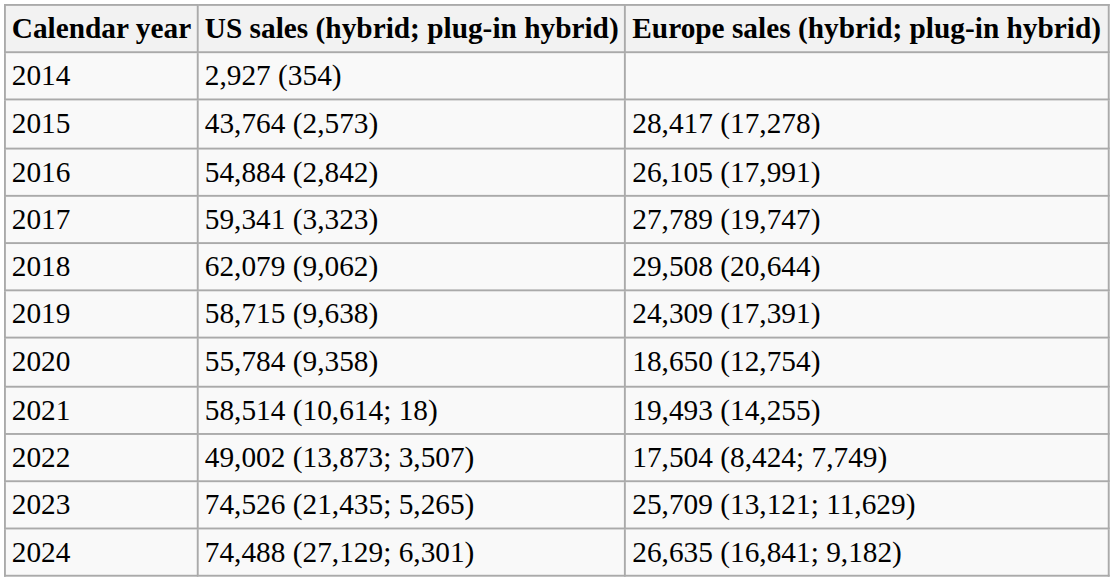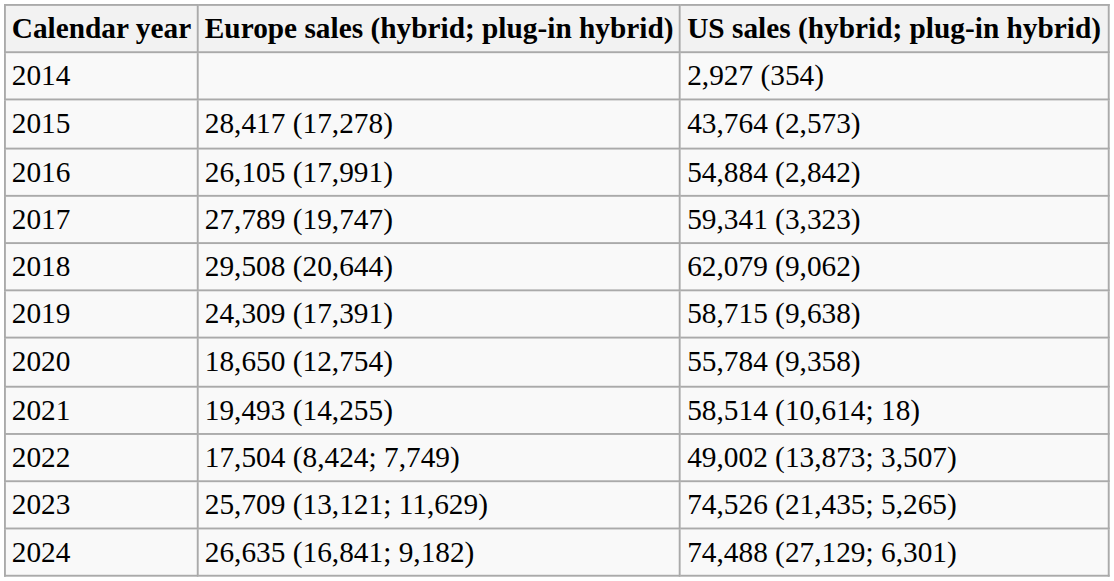columns swapped: (412, 27) <-> (867, 27)
